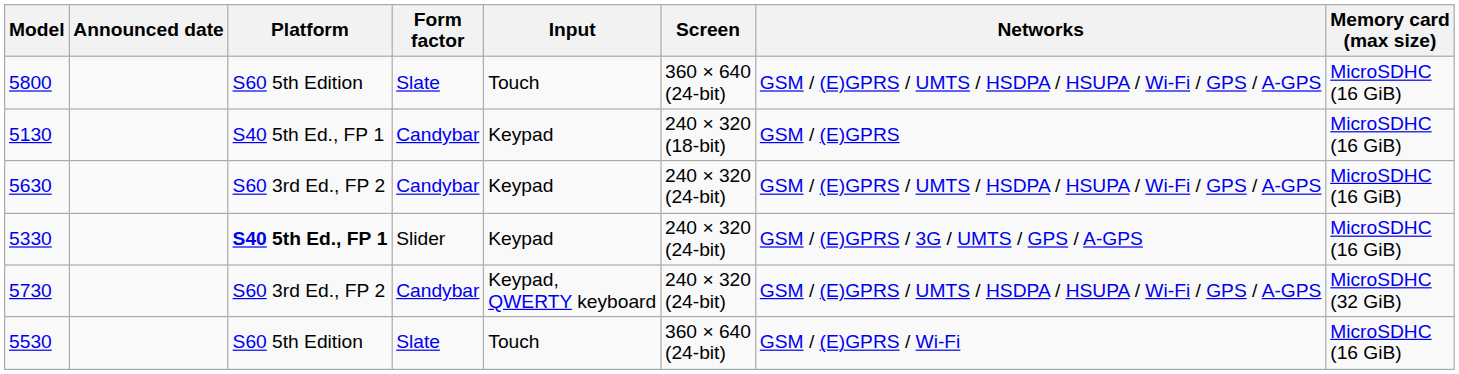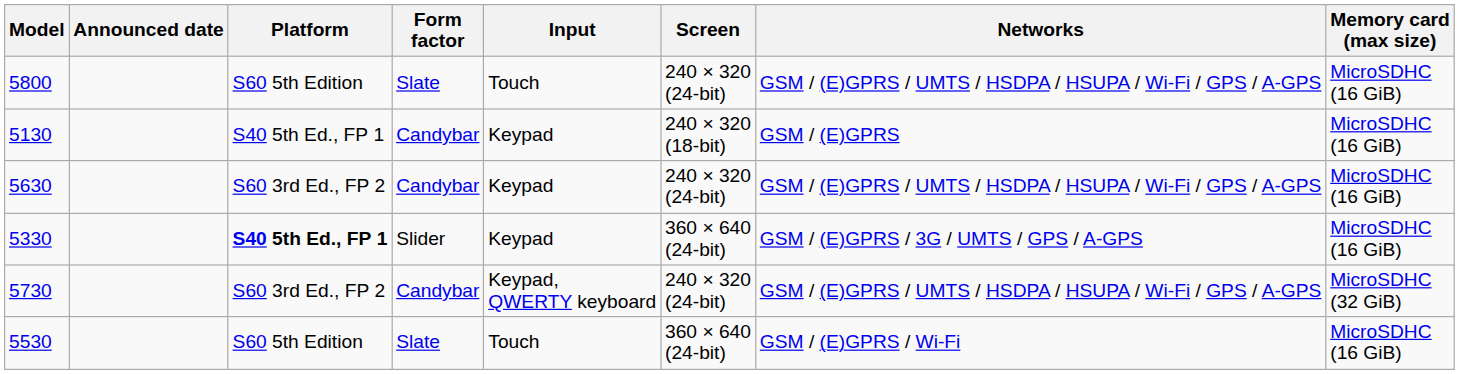(708, 82) 360 × 640 (24-bit) -> (708, 82) 240 × 320 (24-bit)
(708, 238) 240 × 320 (24-bit) -> (708, 238) 360 × 640 (24-bit)
